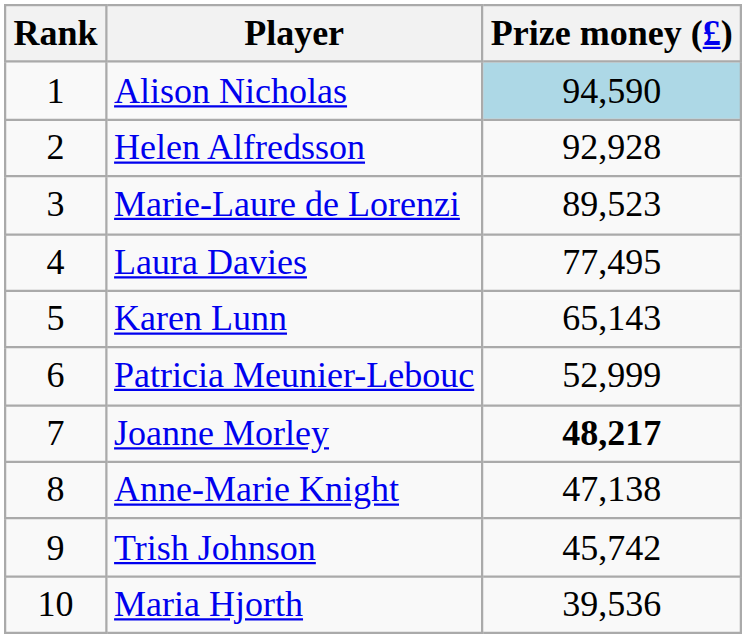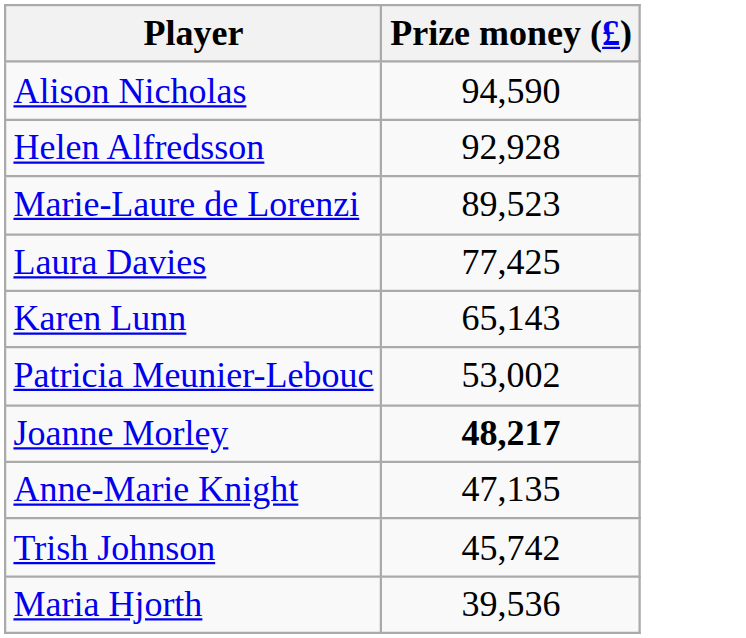- column: (55, 33)
(612, 90) lightblue background -> (511, 90) no background
(612, 261) 77,495 -> (511, 261) 77,425
(612, 375) 52,999 -> (511, 375) 53,002
(612, 489) 47,138 -> (511, 489) 47,135
